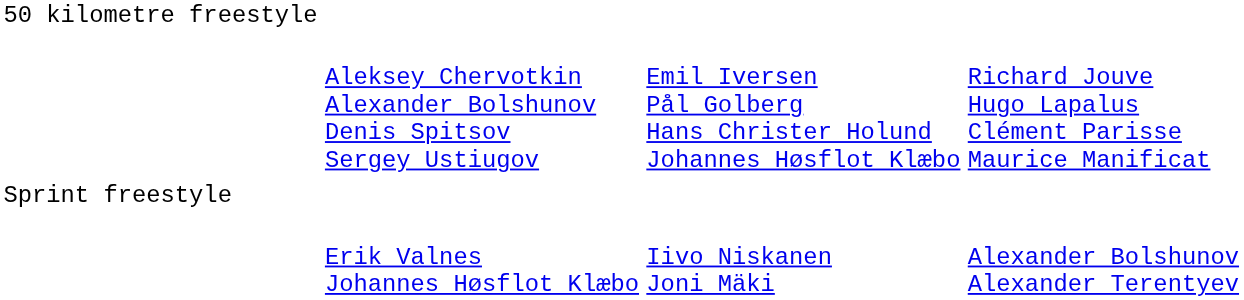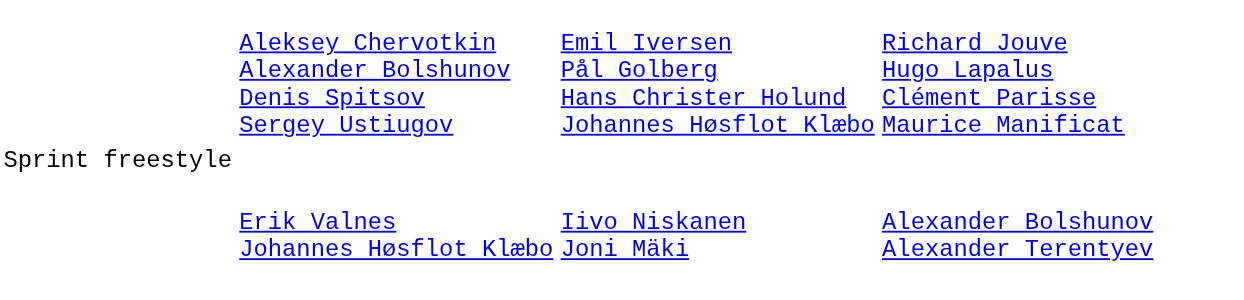- row: (161, 16)
